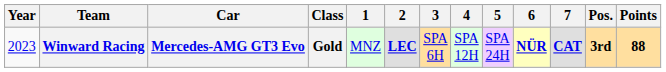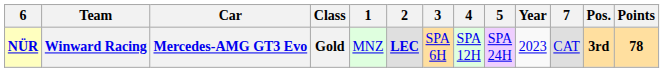columns swapped: (22, 15) <-> (532, 15)
(568, 46) bold -> (567, 46) normal
(638, 46) 88 -> (636, 46) 78
